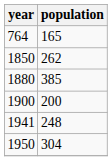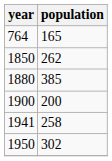(51, 123) 248 -> (51, 123) 258
(51, 144) 304 -> (51, 144) 302
